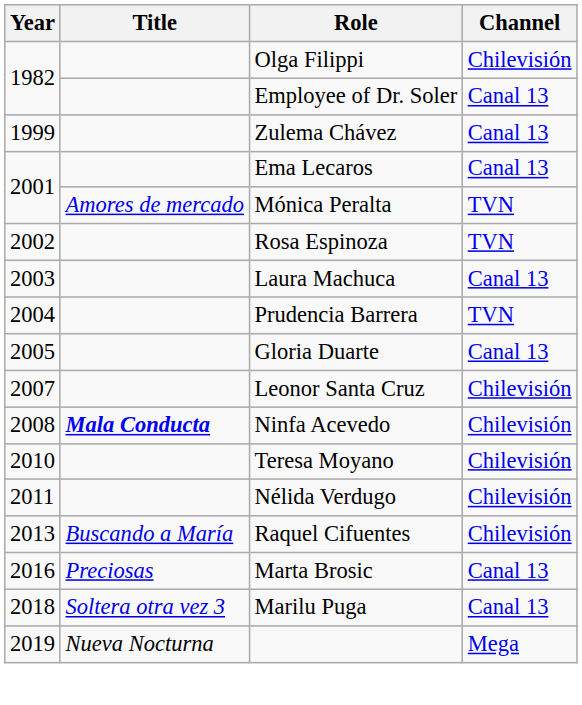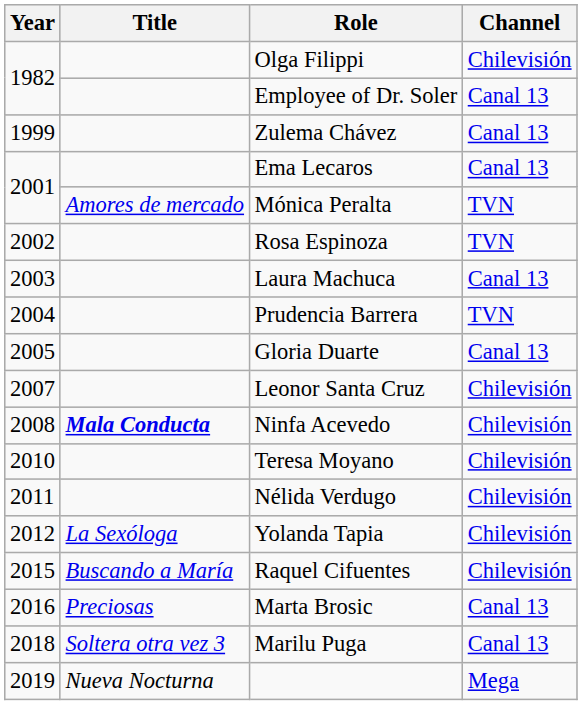+ row: (319, 533)
(33, 533) 2013 -> (33, 570) 2015
